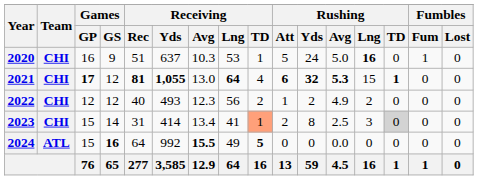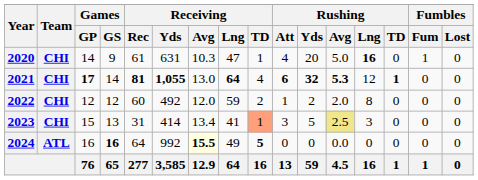(88, 57) 16 -> (88, 57) 14
(138, 57) 51 -> (138, 57) 61
(170, 57) 637 -> (170, 57) 631
(233, 57) 53 -> (233, 57) 47
(285, 57) 5 -> (285, 57) 4
(312, 57) 24 -> (312, 57) 20
(112, 79) 12 -> (112, 79) 14
(369, 79) 15 -> (369, 79) 12
(138, 100) 40 -> (138, 100) 60
(170, 100) 493 -> (170, 100) 492
(203, 100) 12.3 -> (203, 100) 12.0
(233, 100) 56 -> (233, 100) 59
(340, 100) 4.9 -> (340, 100) 2.0
(369, 100) 2 -> (369, 100) 8
(112, 121) 14 -> (112, 121) 13
(285, 121) 2 -> (285, 121) 3
(312, 121) 8 -> (312, 121) 5
(340, 121) no background -> (340, 121) khaki background
(396, 121) lightgrey background -> (396, 121) no background
(88, 143) 15 -> (88, 143) 16
(203, 143) no background -> (203, 143) lightyellow background
